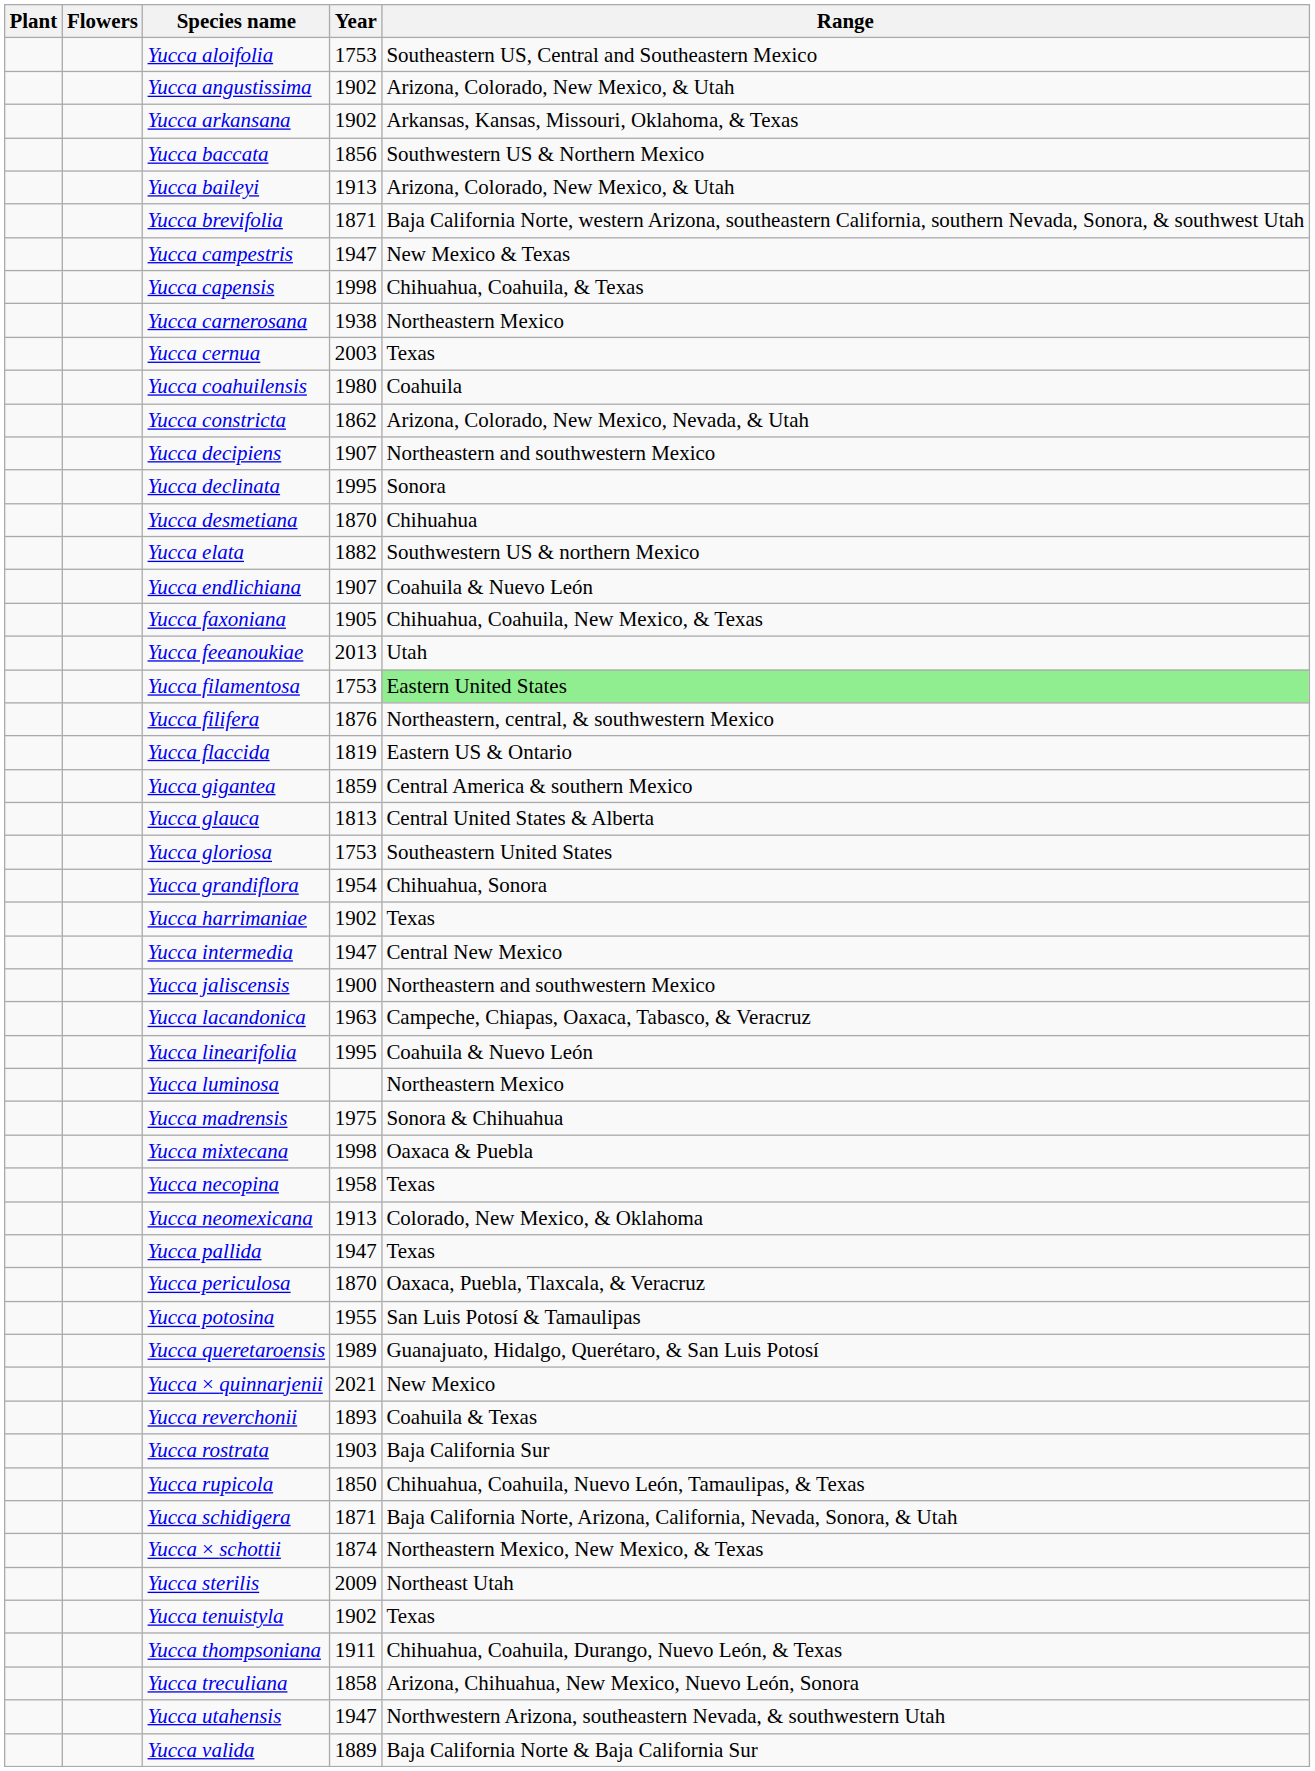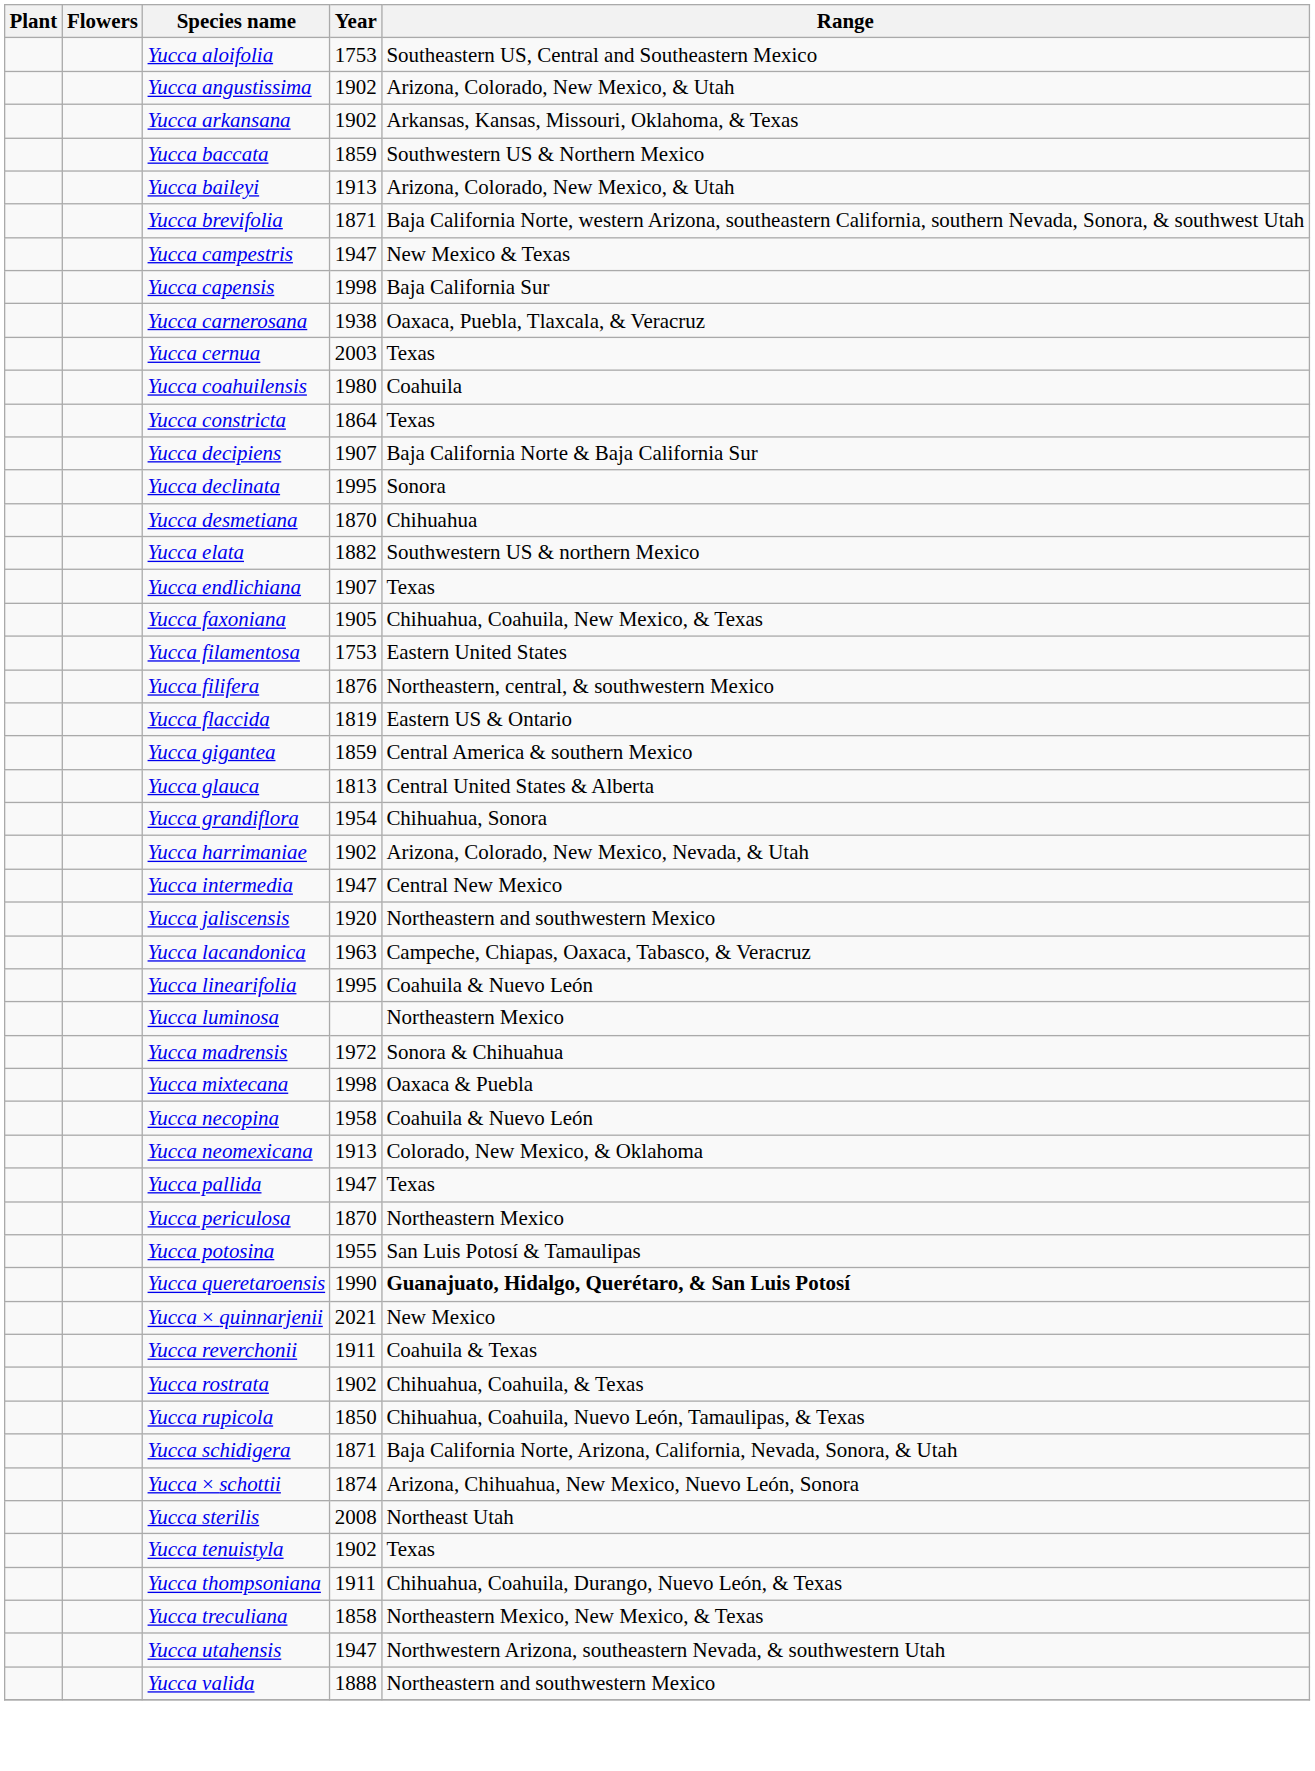(356, 154) 1856 -> (356, 154) 1859
(515, 287) Chihuahua, Coahuila, & Texas -> (468, 287) Baja California Sur
(475, 320) Northeastern Mexico -> (546, 320) Oaxaca, Puebla, Tlaxcala, & Veracruz
(356, 420) 1862 -> (356, 420) 1864
(598, 420) Arizona, Colorado, New Mexico, Nevada, & Utah -> (411, 420) Texas
(551, 453) Northeastern and southwestern Mexico -> (572, 453) Baja California Norte & Baja California Sur
(490, 586) Coahuila & Nuevo León -> (411, 586) Texas
- row: (225, 652)
(477, 685) lightgreen background -> (477, 652) no background
- row: (210, 852)
(411, 918) Texas -> (598, 852) Arizona, Colorado, New Mexico, Nevada, & Utah
(356, 985) 1900 -> (356, 918) 1920
(356, 1118) 1975 -> (356, 1051) 1972
(411, 1184) Texas -> (490, 1118) Coahuila & Nuevo León
(546, 1284) Oaxaca, Puebla, Tlaxcala, & Veracruz -> (475, 1217) Northeastern Mexico
(356, 1350) 1989 -> (356, 1284) 1990
(603, 1350) normal -> (618, 1284) bold
(356, 1417) 1893 -> (355, 1350) 1911
(356, 1450) 1903 -> (356, 1384) 1902
(468, 1450) Baja California Sur -> (515, 1384) Chihuahua, Coahuila, & Texas
(575, 1550) Northeastern Mexico, New Mexico, & Texas -> (623, 1483) Arizona, Chihuahua, New Mexico, Nuevo León, Sonora
(356, 1583) 2009 -> (356, 1516) 2008
(623, 1683) Arizona, Chihuahua, New Mexico, Nuevo León, Sonora -> (575, 1616) Northeastern Mexico, New Mexico, & Texas
(356, 1749) 1889 -> (356, 1683) 1888
(572, 1749) Baja California Norte & Baja California Sur -> (551, 1683) Northeastern and southwestern Mexico
